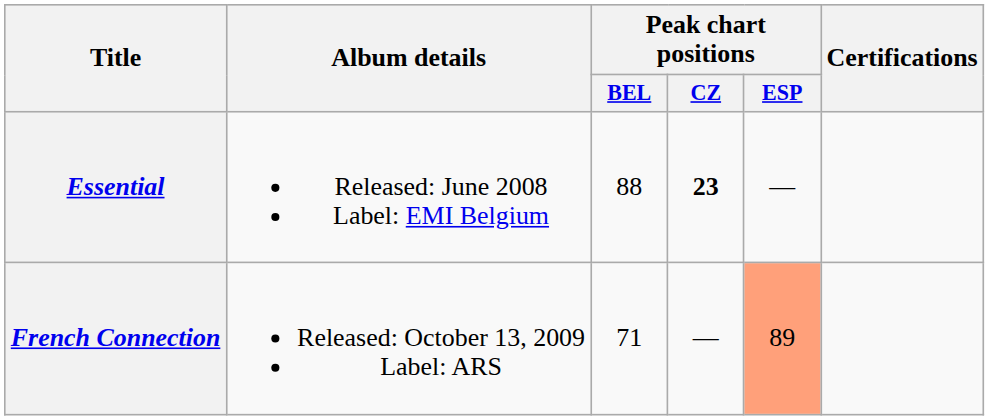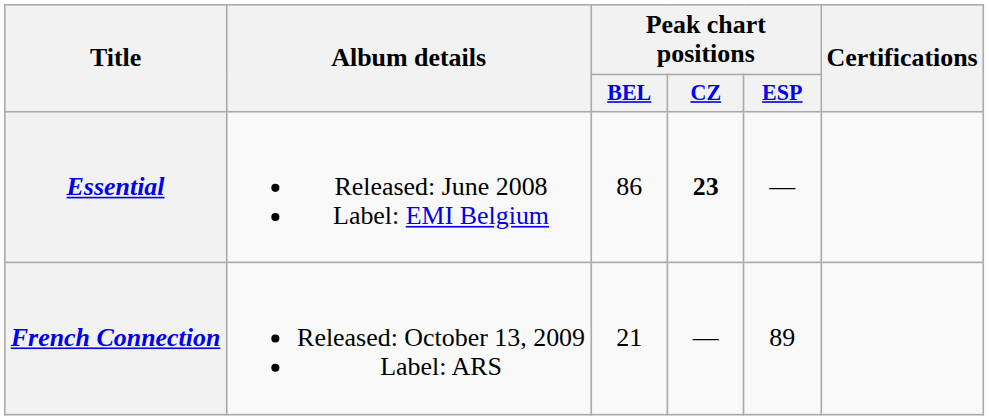(629, 186) 88 -> (629, 186) 86
(629, 338) 71 -> (629, 338) 21
(782, 338) lightsalmon background -> (782, 338) no background
